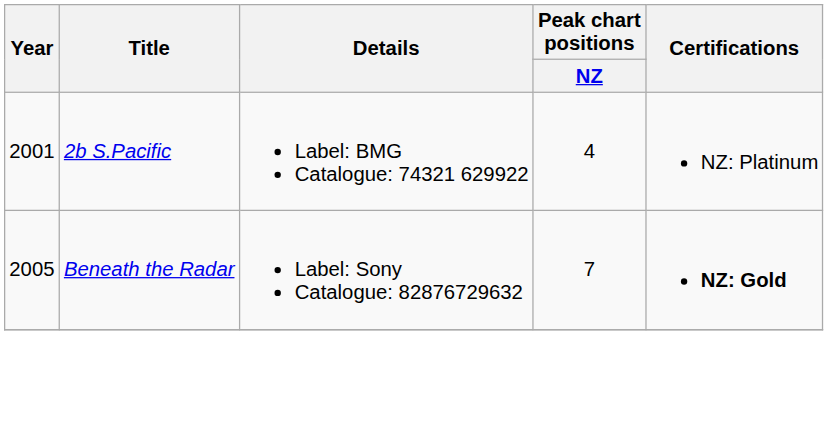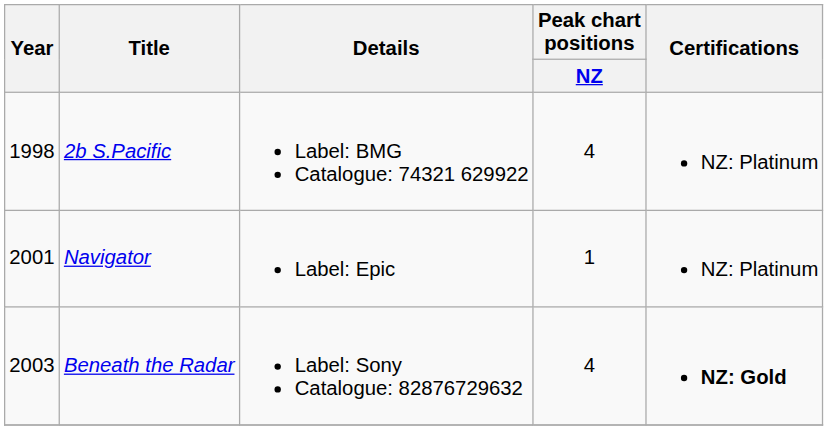(32, 151) 2001 -> (32, 151) 1998
+ row: (107, 258)
(32, 269) 2005 -> (32, 365) 2003
(589, 269) 7 -> (589, 365) 4
